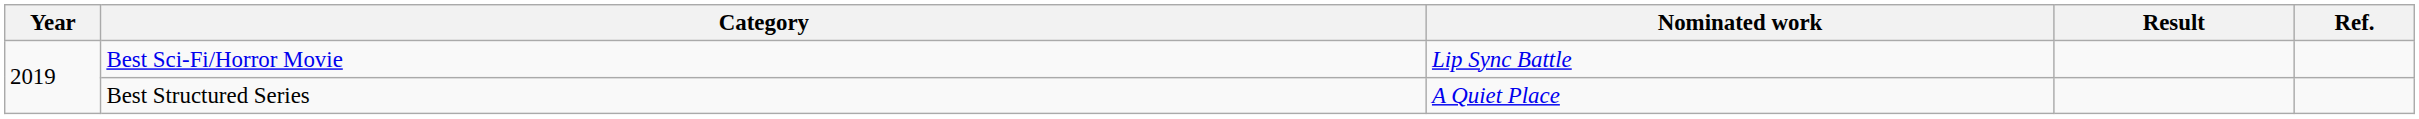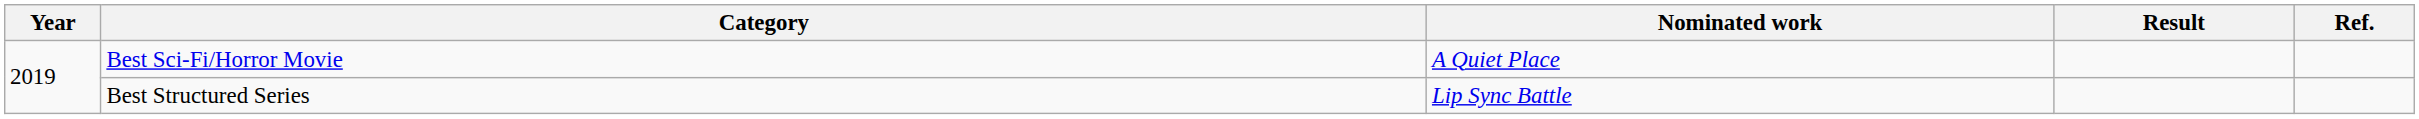(1502, 58) Lip Sync Battle -> (1496, 58) A Quiet Place
(1496, 95) A Quiet Place -> (1502, 95) Lip Sync Battle
